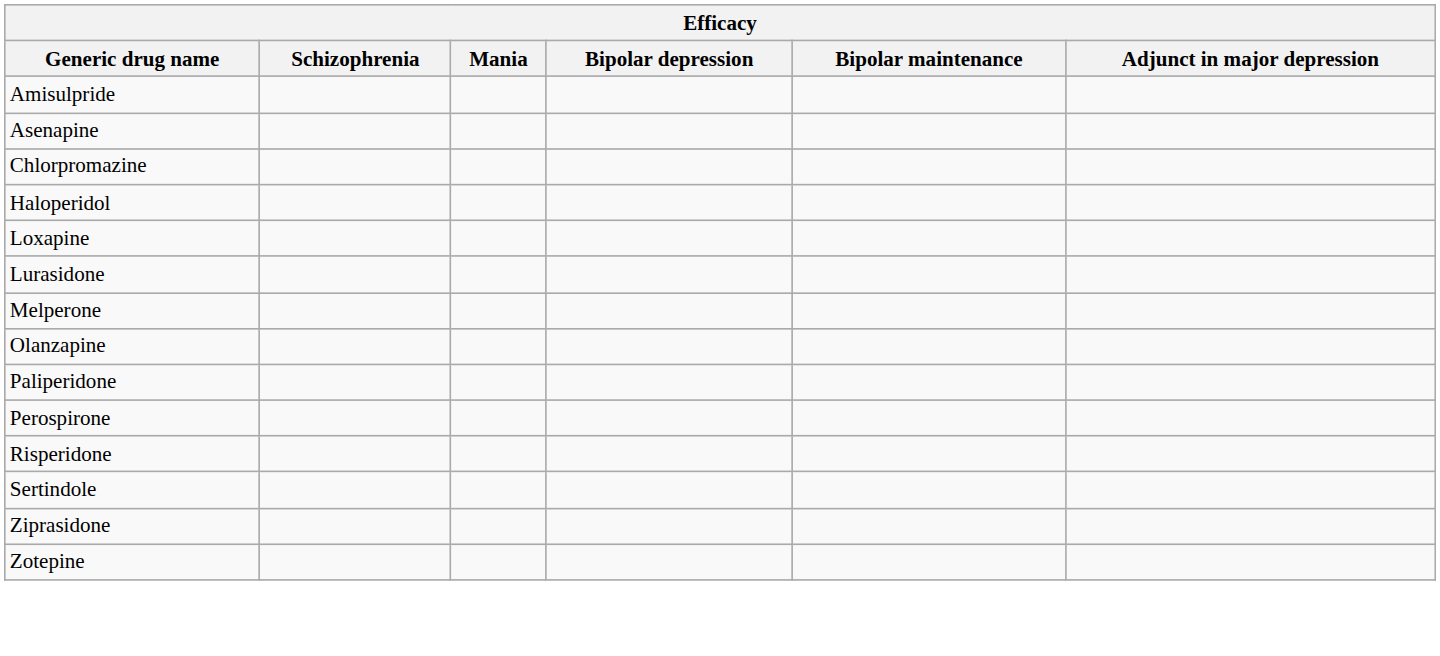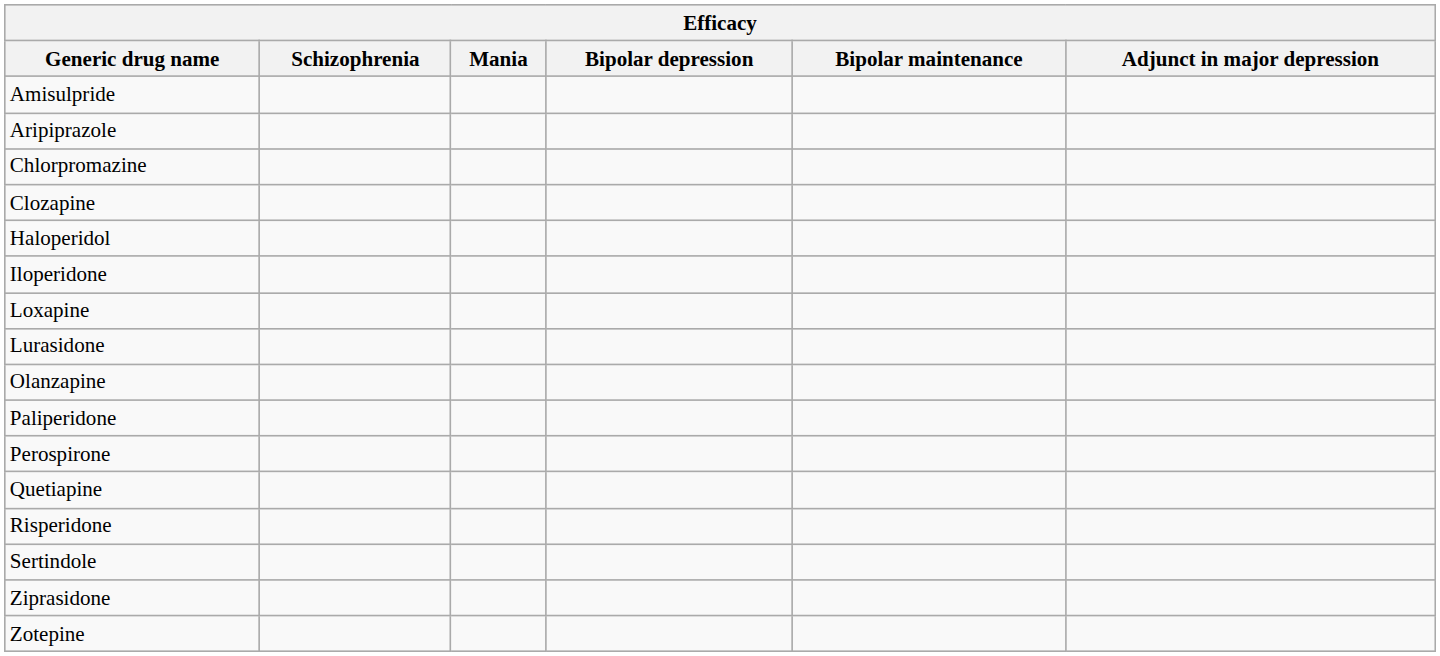+ row: (63, 130)
- row: (54, 130)
+ row: (53, 202)
+ row: (58, 274)
- row: (55, 310)
+ row: (56, 489)
